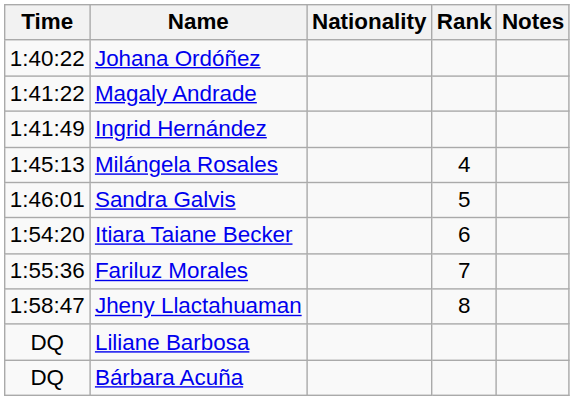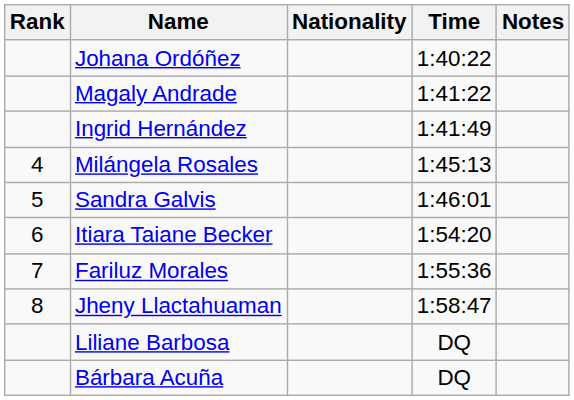columns swapped: (464, 22) <-> (47, 22)
